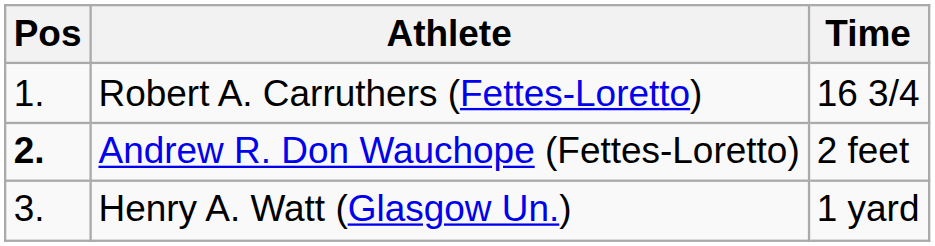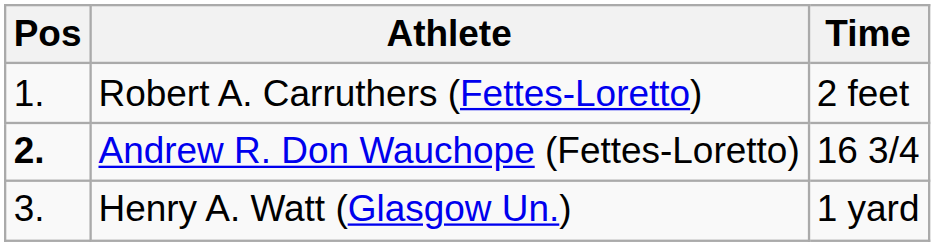(868, 92) 16 3/4 -> (863, 92) 2 feet
(863, 151) 2 feet -> (868, 151) 16 3/4
